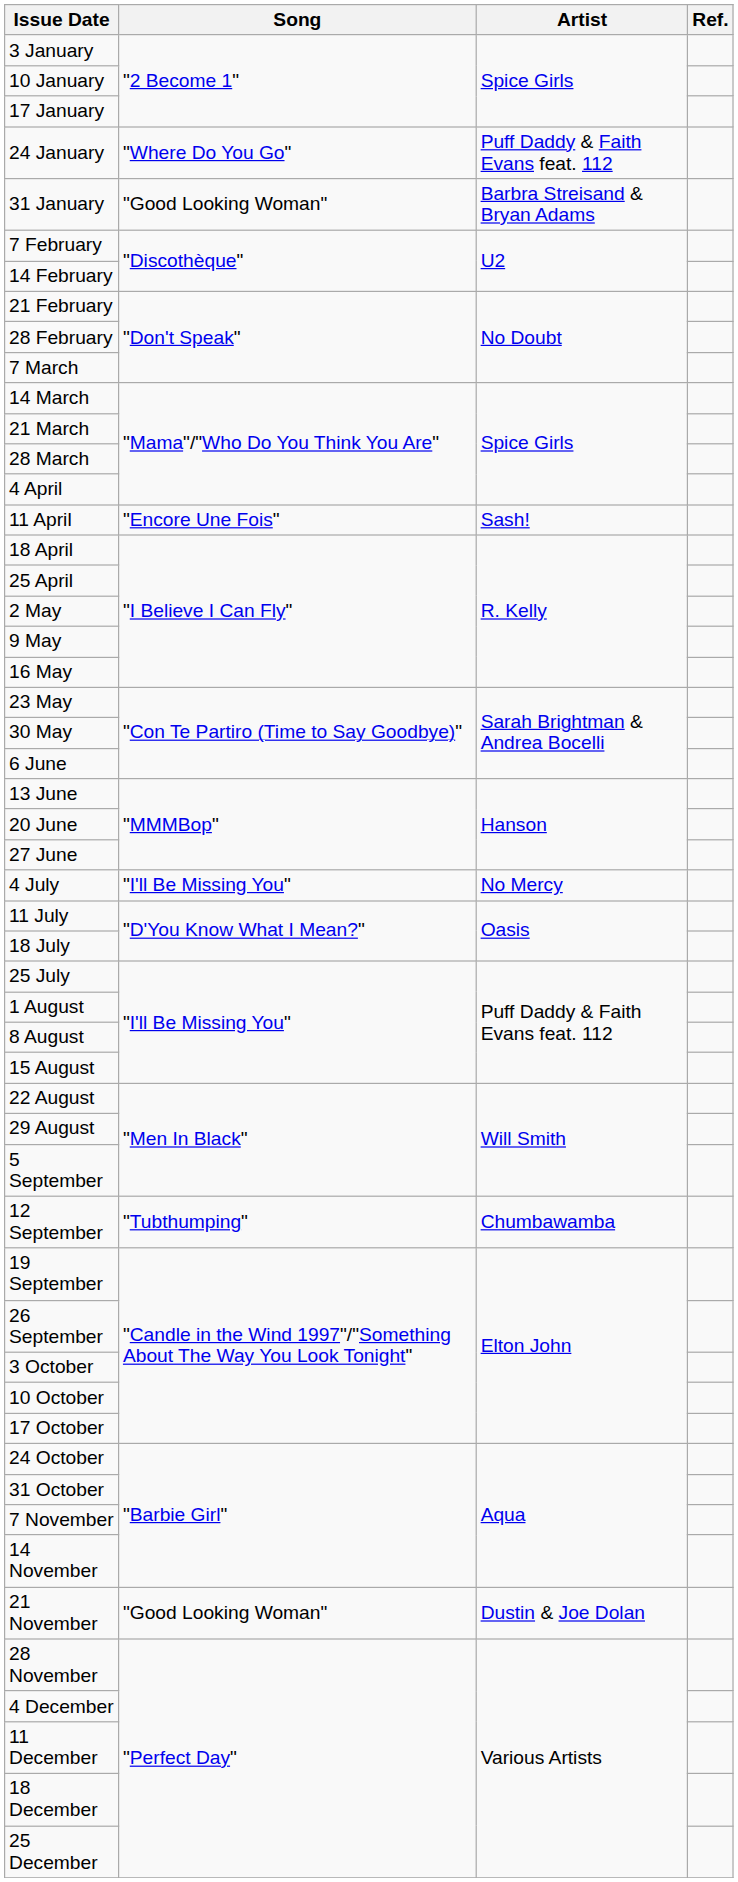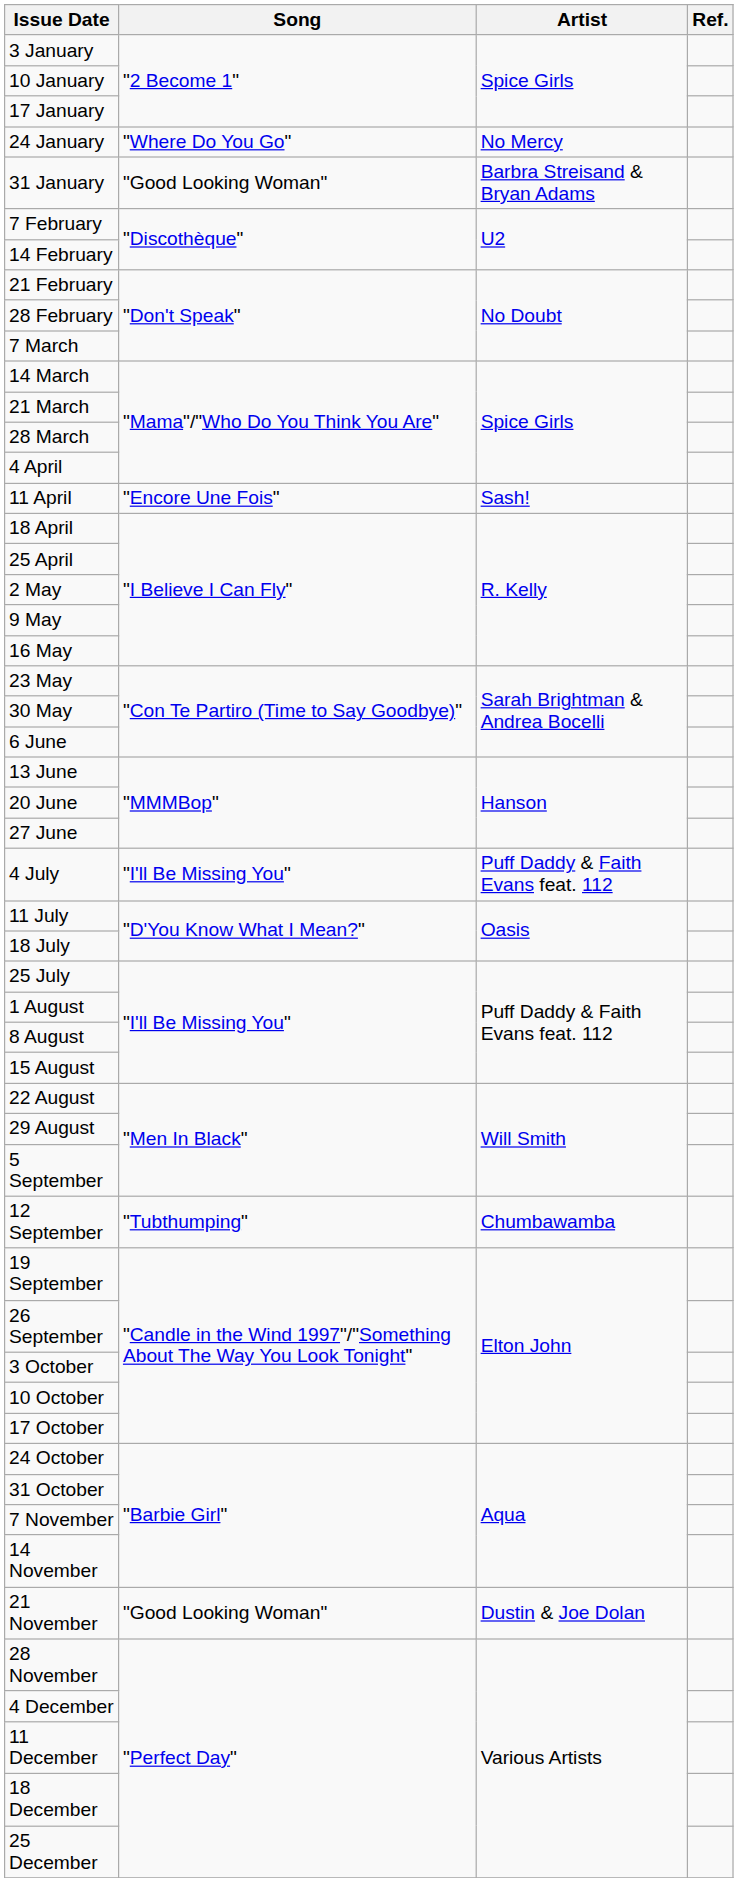(561, 152) Puff Daddy & Faith Evans feat. 112 -> (522, 141) No Mercy
(522, 885) No Mercy -> (561, 874) Puff Daddy & Faith Evans feat. 112
